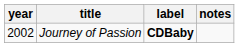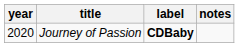(20, 33) 2002 -> (20, 33) 2020
